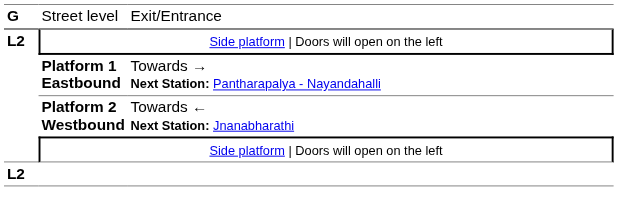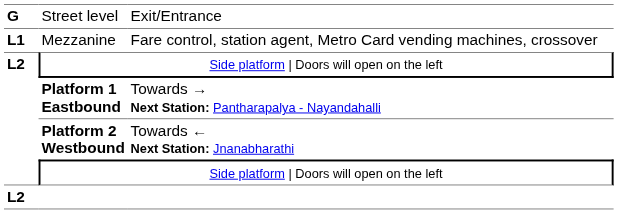+ row: (79, 40)
